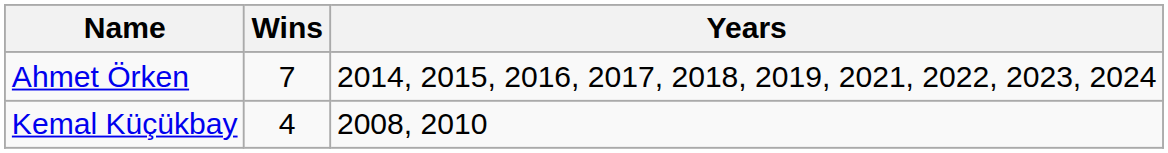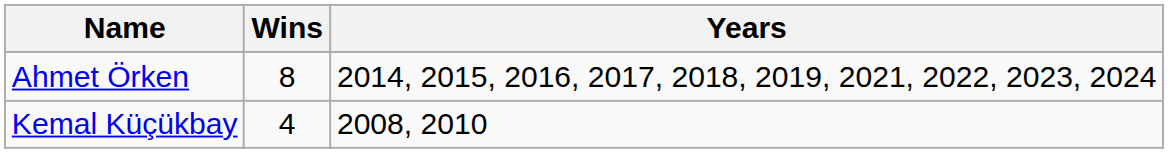(287, 76) 7 -> (287, 76) 8
